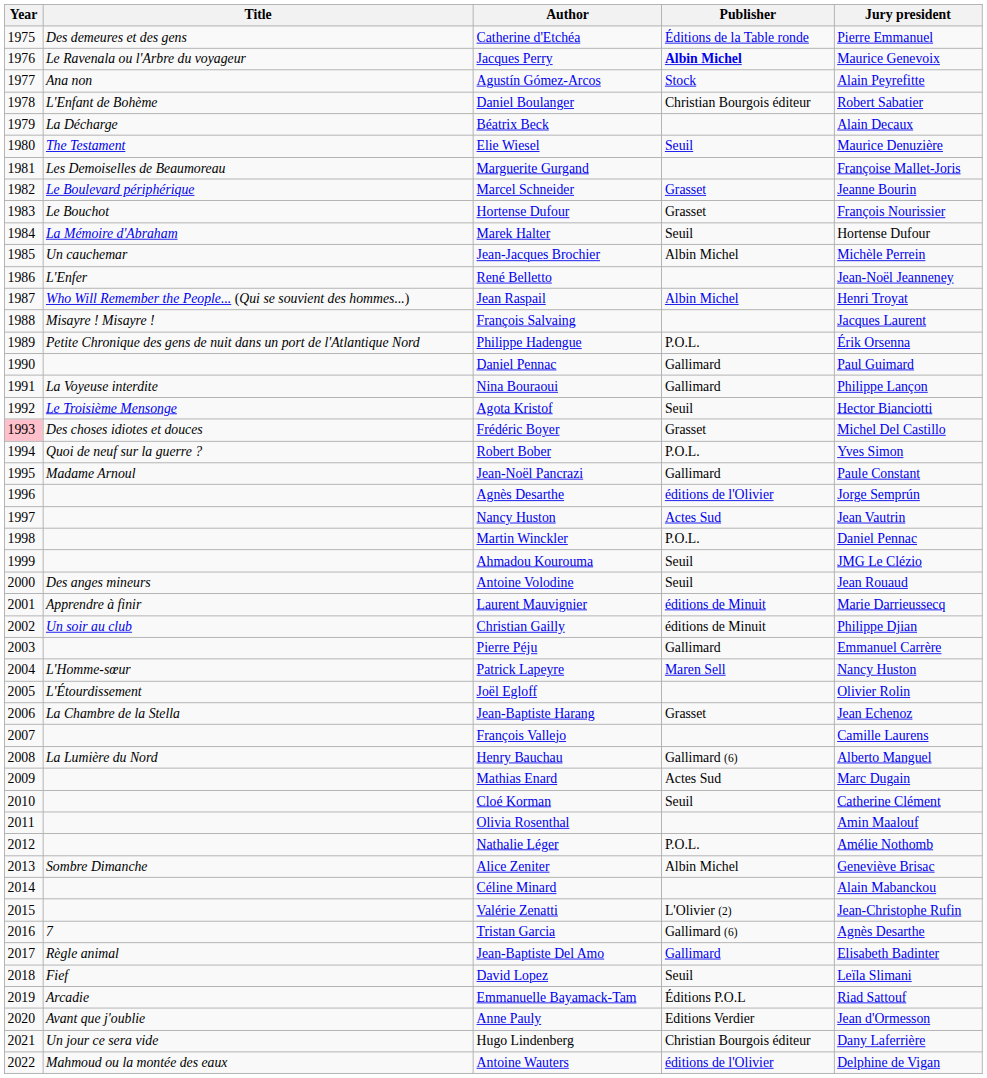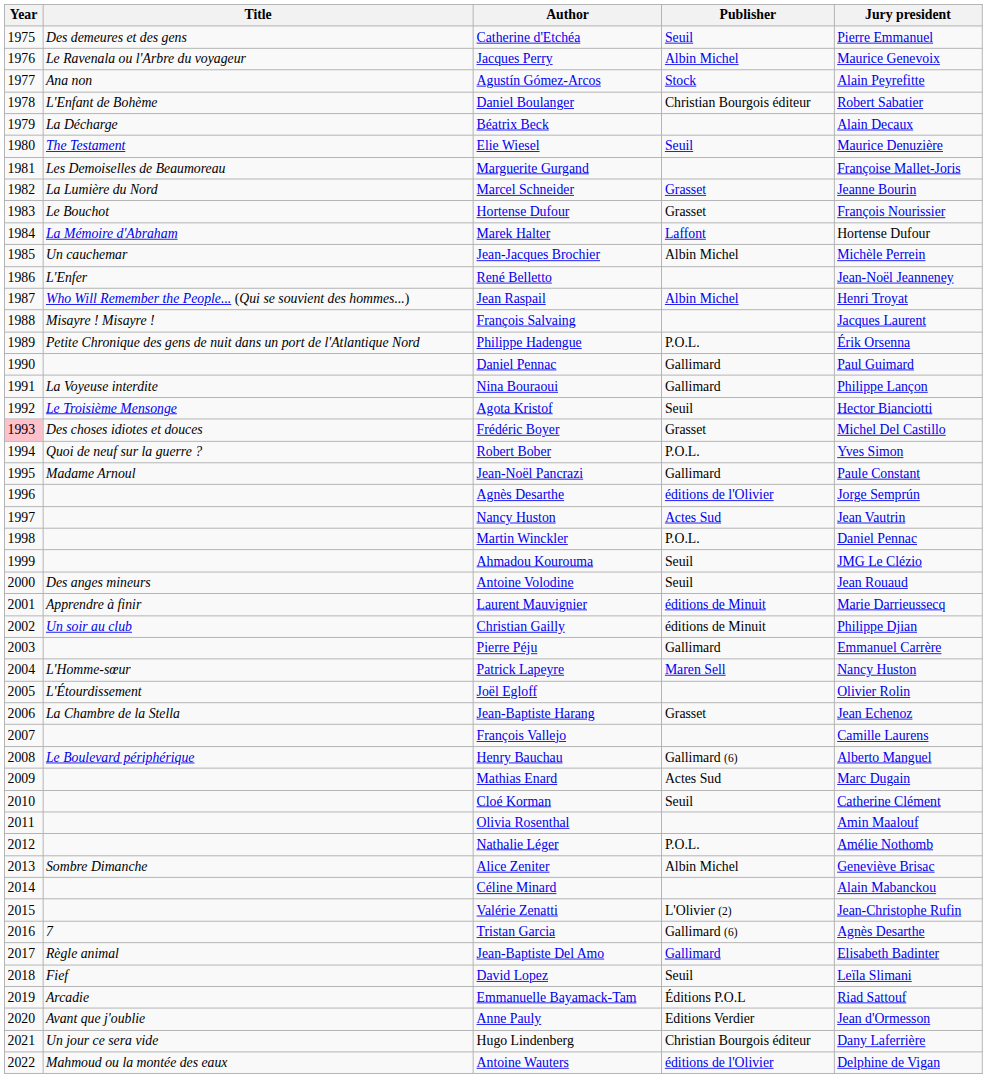(737, 37) Éditions de la Table ronde -> (679, 37) Seuil
(703, 59) bold -> (702, 59) normal
(120, 189) Le Boulevard périphérique -> (102, 189) La Lumière du Nord
(679, 233) Seuil -> (685, 233) Laffont
(102, 757) La Lumière du Nord -> (120, 757) Le Boulevard périphérique
